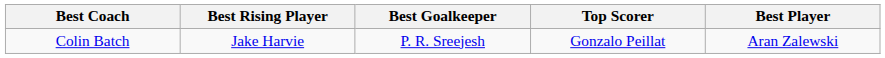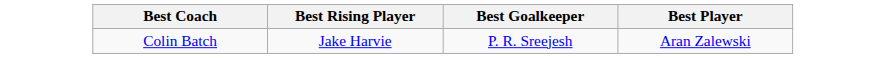- column: (618, 16)
